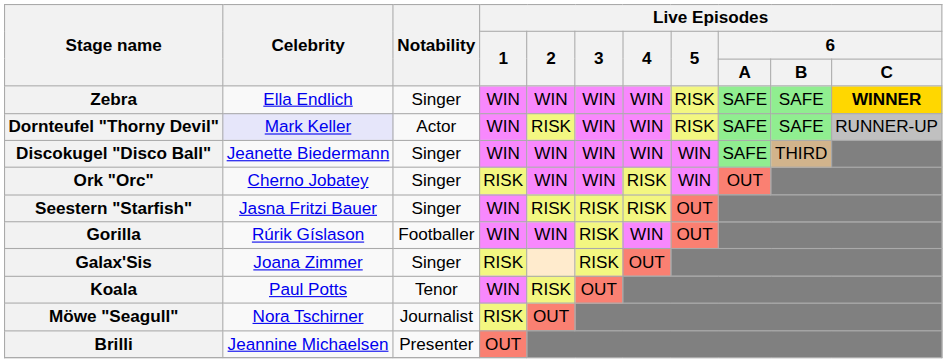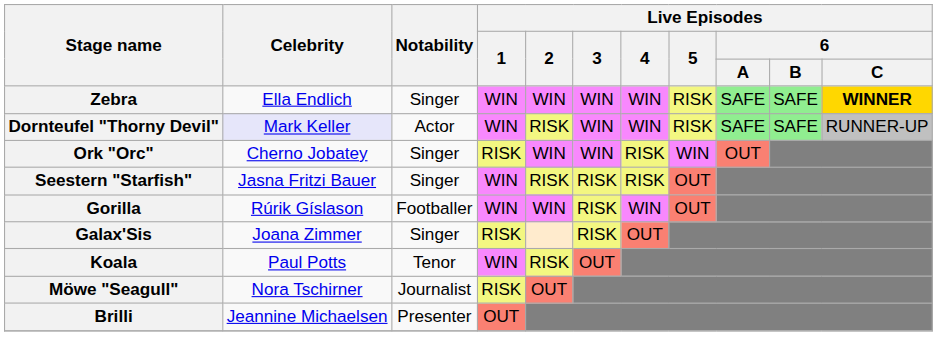- row: (114, 153)
